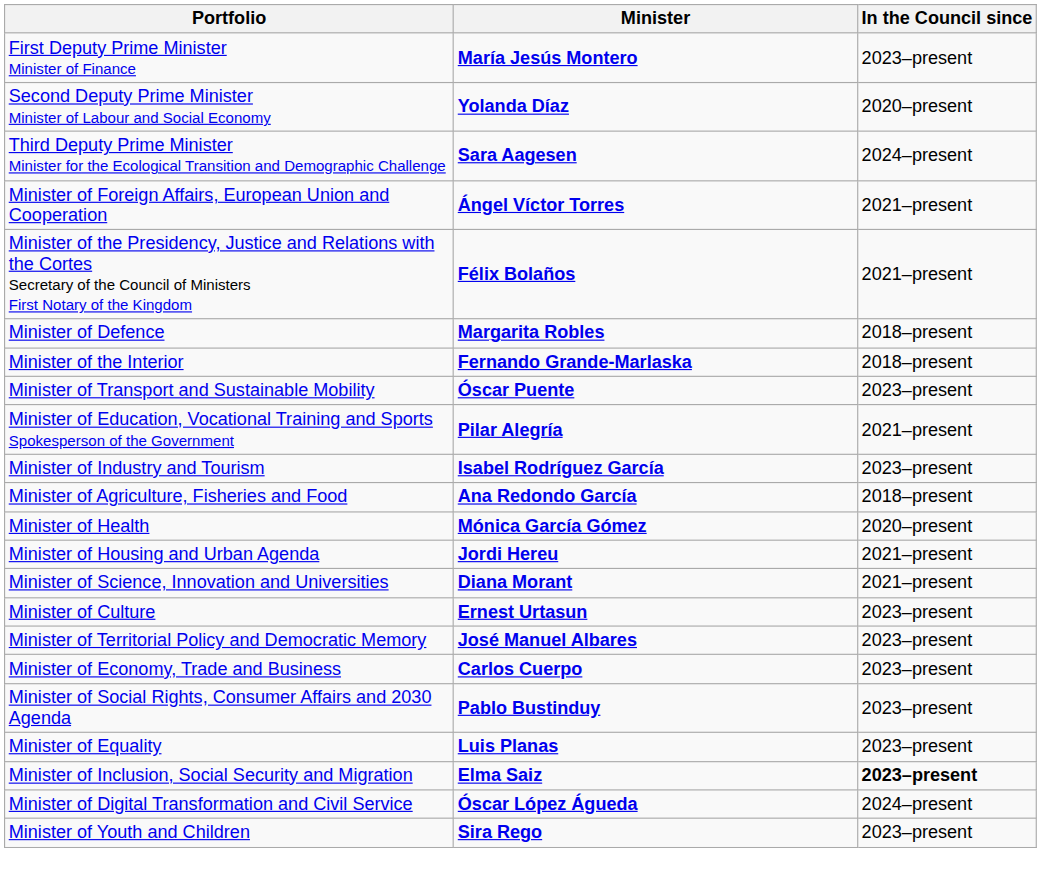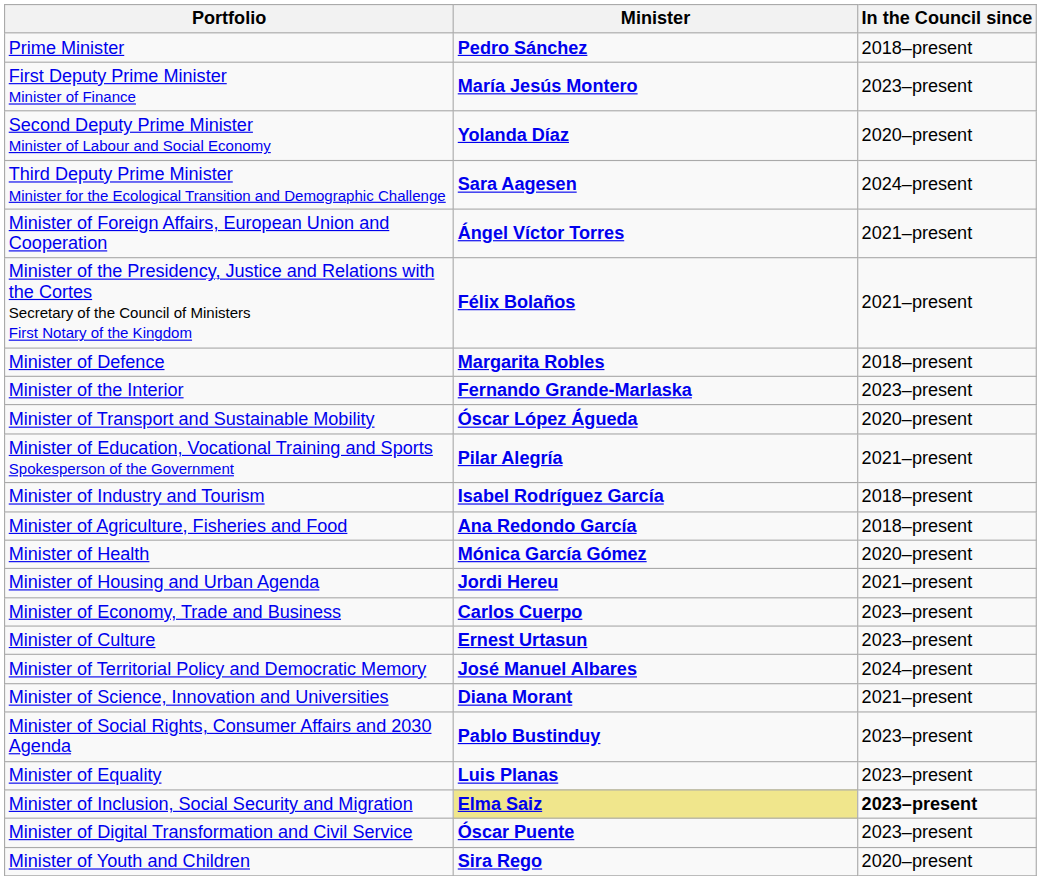+ row: (66, 47)
(917, 361) 2018–present -> (917, 390) 2023–present
(516, 390) Óscar Puente -> (548, 419) Óscar López Águeda
(917, 390) 2023–present -> (917, 419) 2020–present
(917, 468) 2023–present -> (917, 496) 2018–present
rows swapped: (175, 669) <-> (199, 582)
(917, 640) 2023–present -> (917, 669) 2024–present
(500, 775) no background -> (500, 804) khaki background
(548, 804) Óscar López Águeda -> (516, 832) Óscar Puente
(917, 804) 2024–present -> (917, 832) 2023–present
(917, 832) 2023–present -> (917, 861) 2020–present
